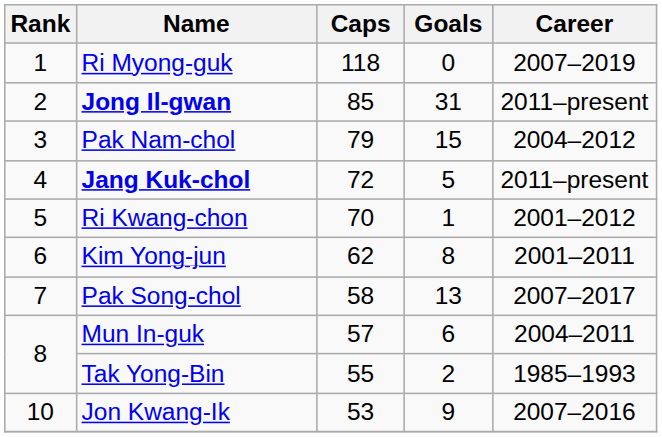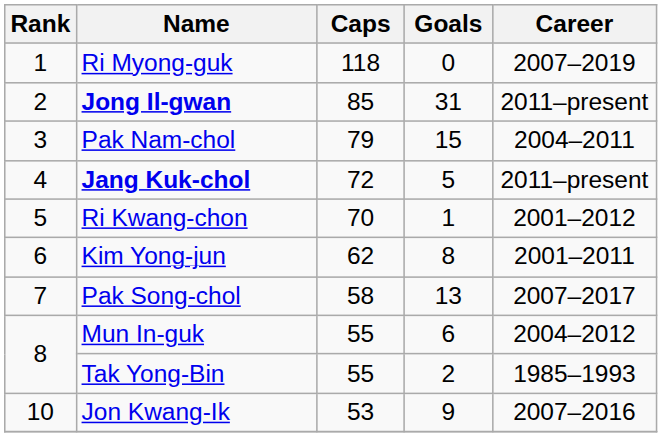(574, 140) 2004–2012 -> (574, 140) 2004–2011
(361, 334) 57 -> (361, 334) 55
(574, 334) 2004–2011 -> (574, 334) 2004–2012
